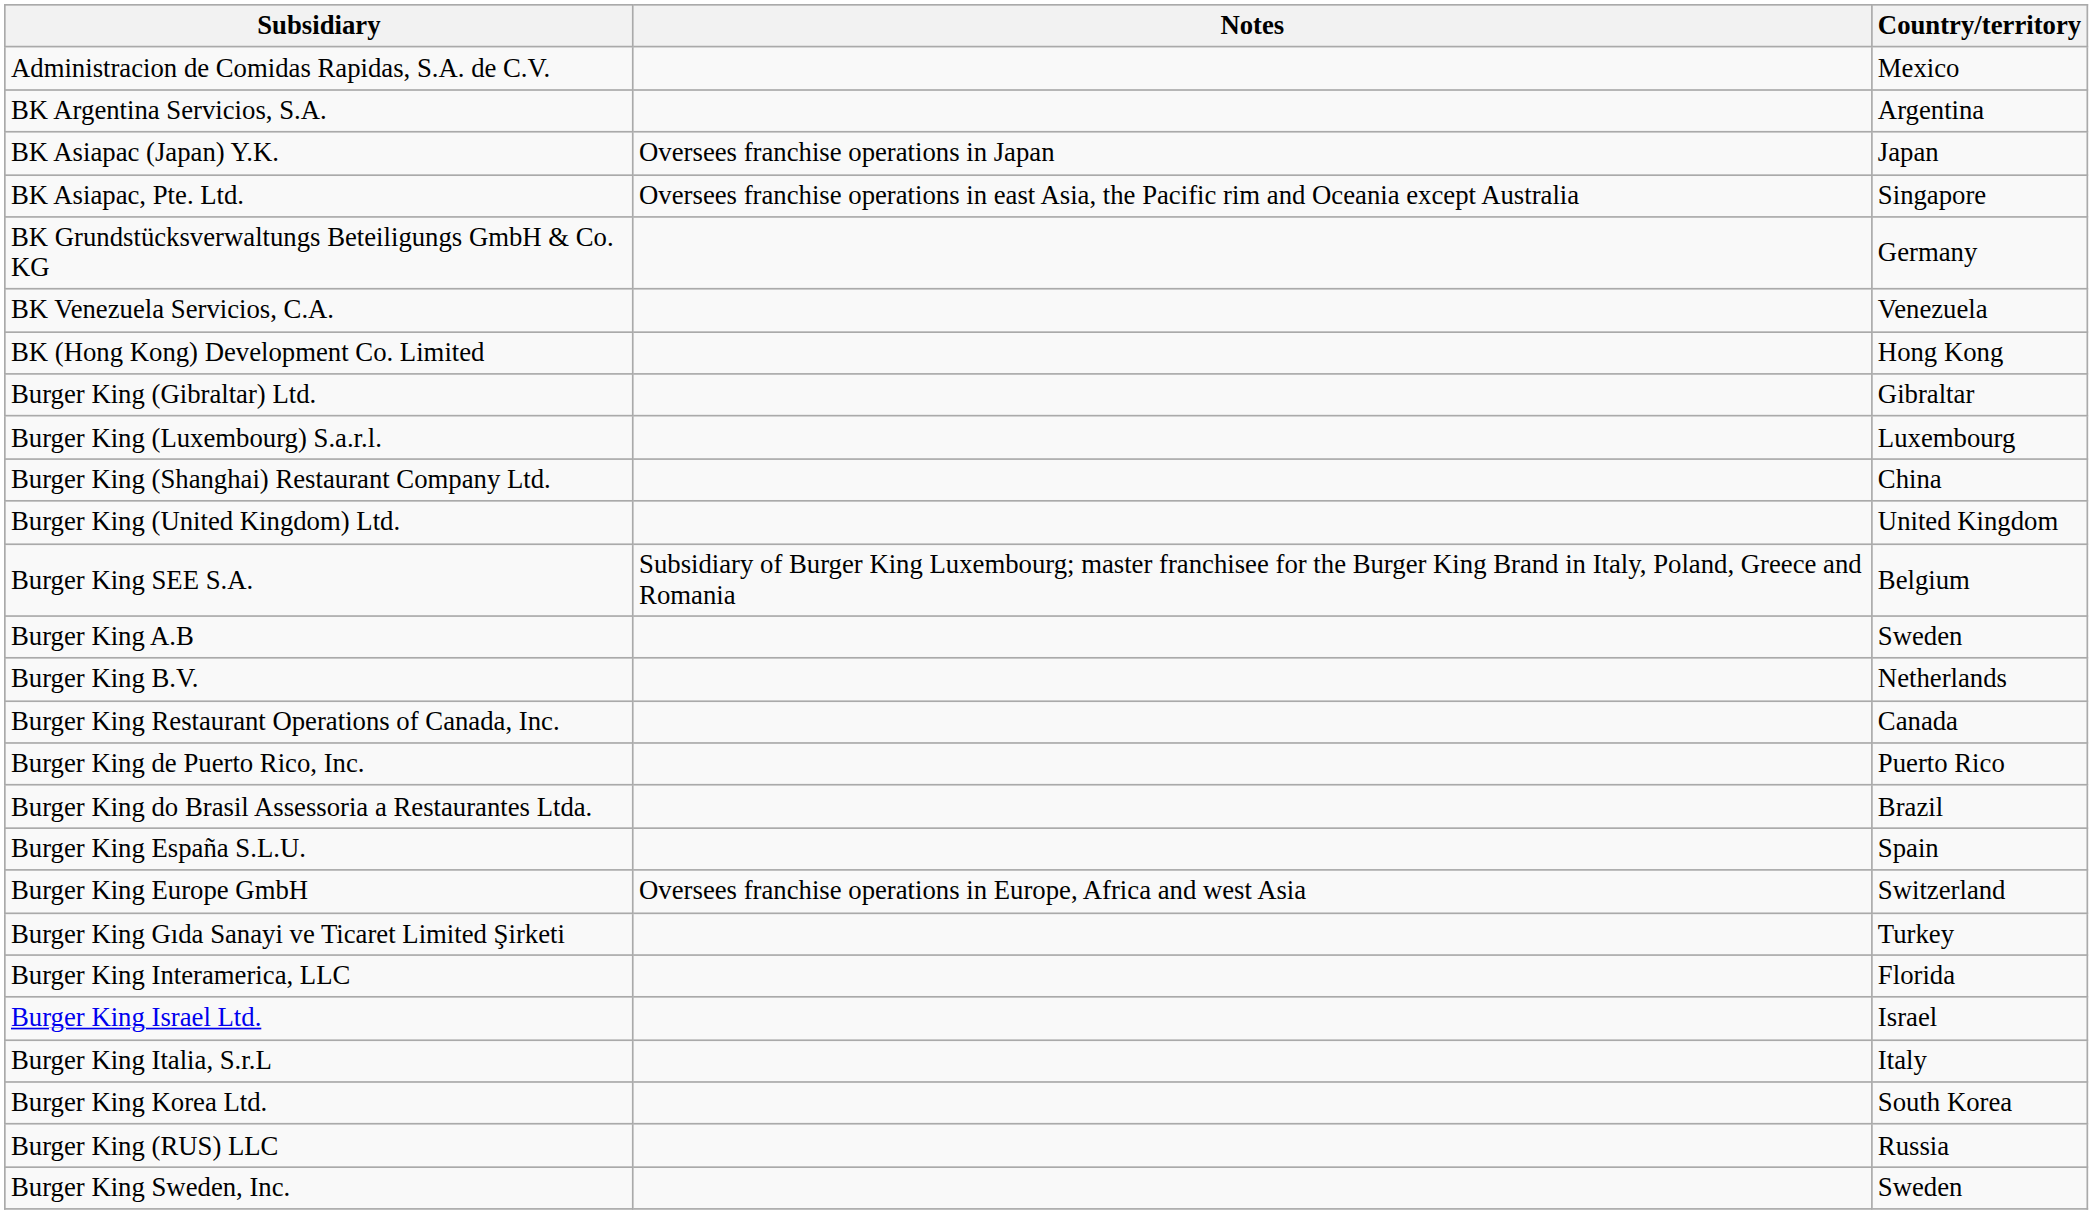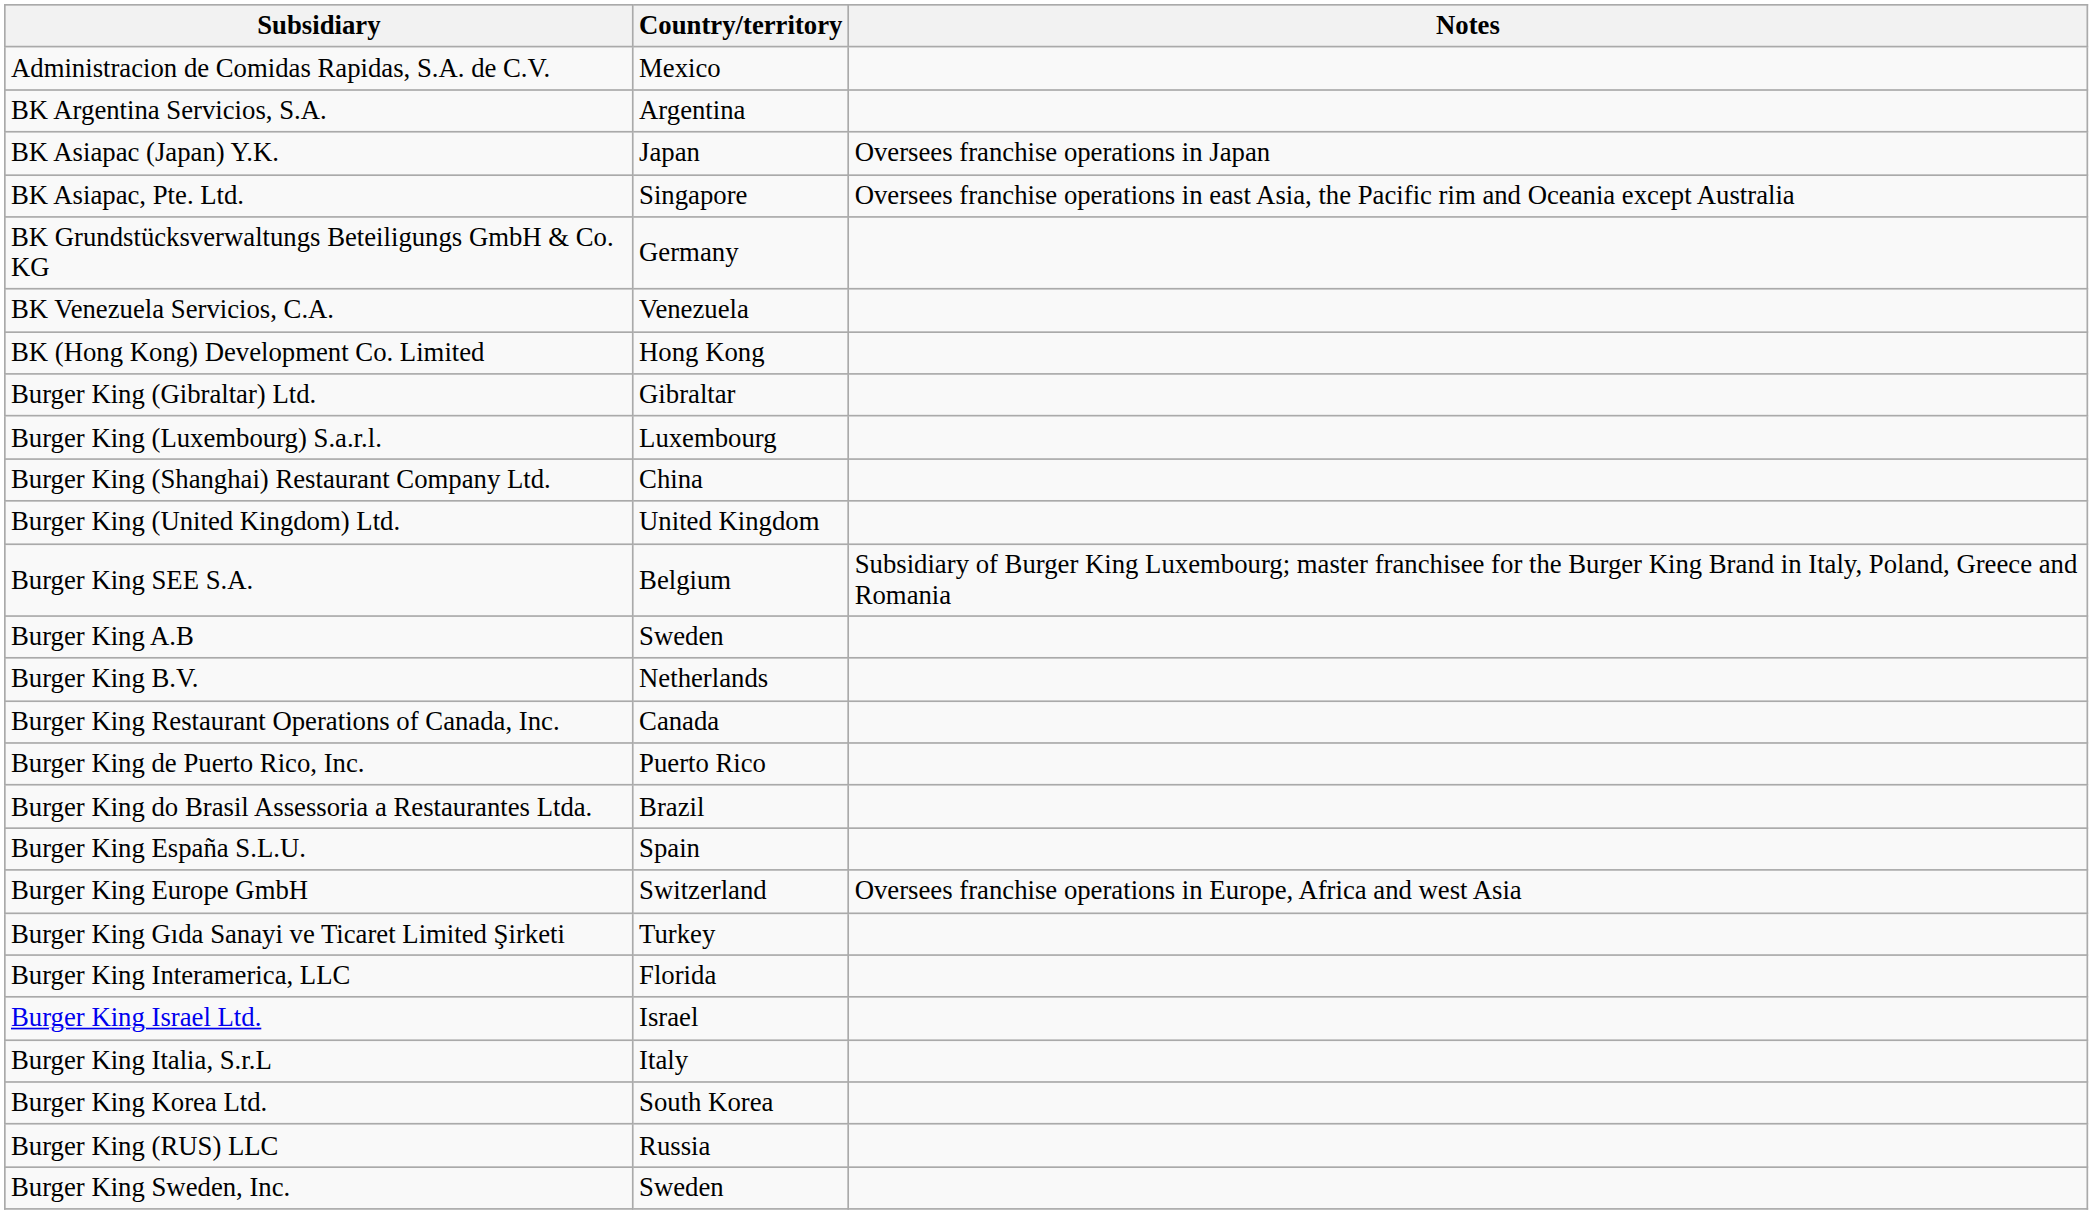columns swapped: (1979, 25) <-> (1252, 25)
